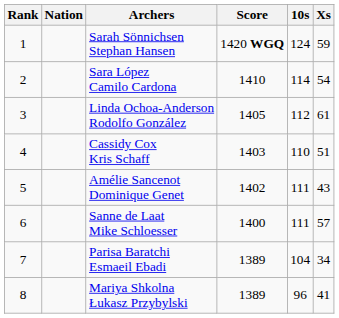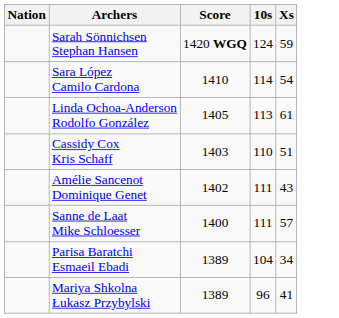- column: (23, 15)
(300, 115) 112 -> (263, 115) 113
